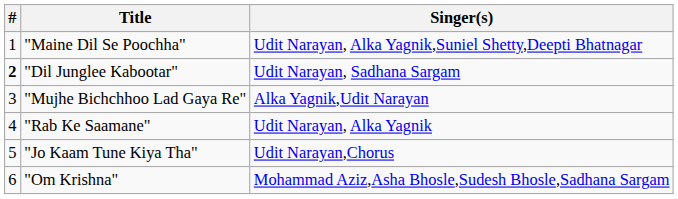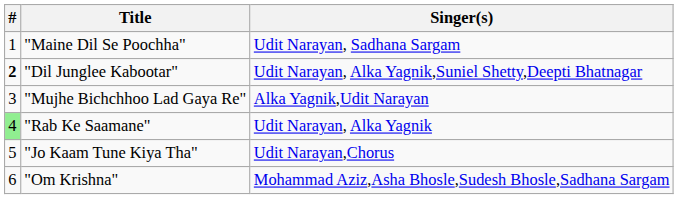(448, 45) Udit Narayan, Alka Yagnik,Suniel Shetty,Deepti Bhatnagar -> (357, 45) Udit Narayan, Sadhana Sargam
(357, 72) Udit Narayan, Sadhana Sargam -> (448, 72) Udit Narayan, Alka Yagnik,Suniel Shetty,Deepti Bhatnagar
(12, 126) no background -> (12, 126) lightgreen background
